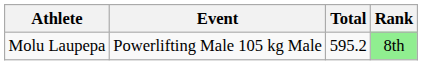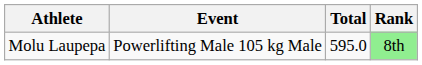(348, 45) 595.2 -> (348, 45) 595.0
